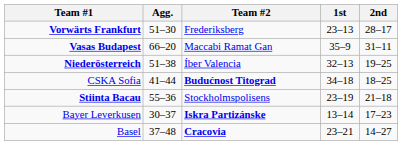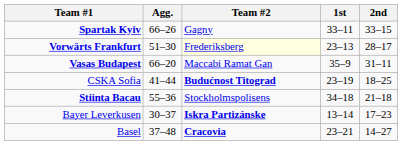+ row: (110, 30)
(214, 30) no background -> (214, 47) lightyellow background
- row: (103, 64)
(340, 81) 34–18 -> (340, 81) 23–19
(340, 98) 23–19 -> (340, 98) 34–18
